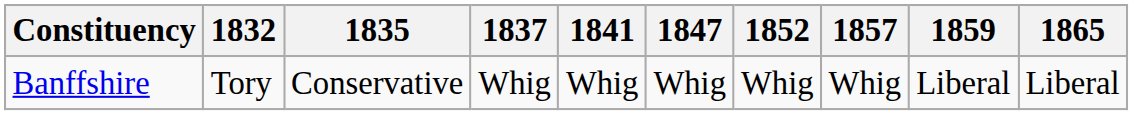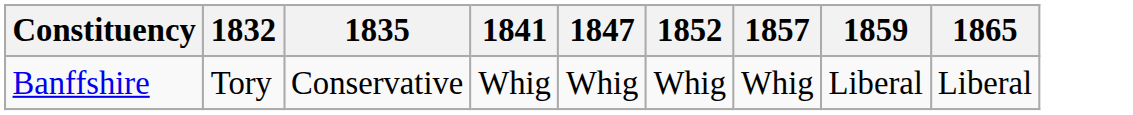- column: (515, 30)
